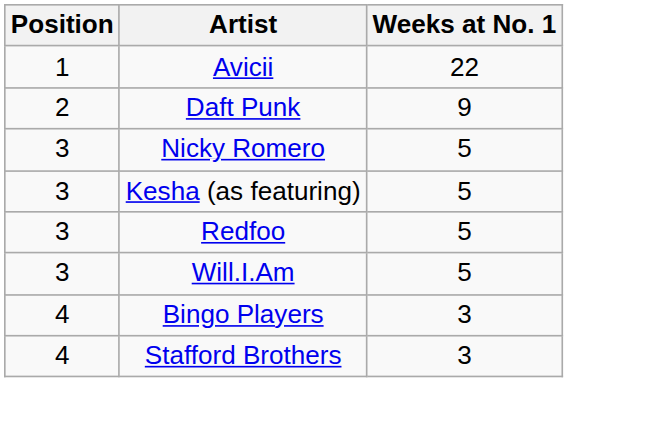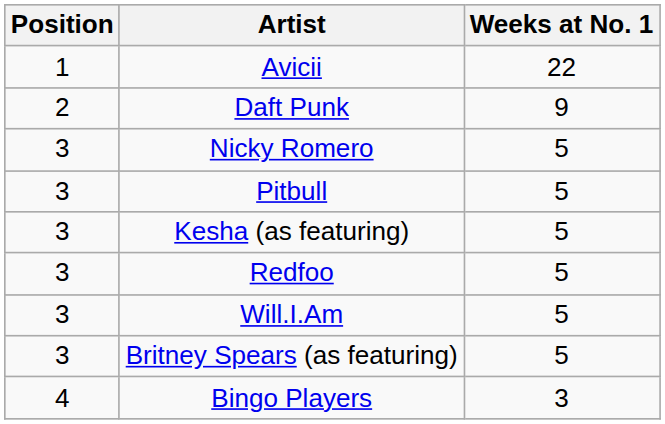+ row: (292, 190)
+ row: (292, 356)
- row: (243, 356)
